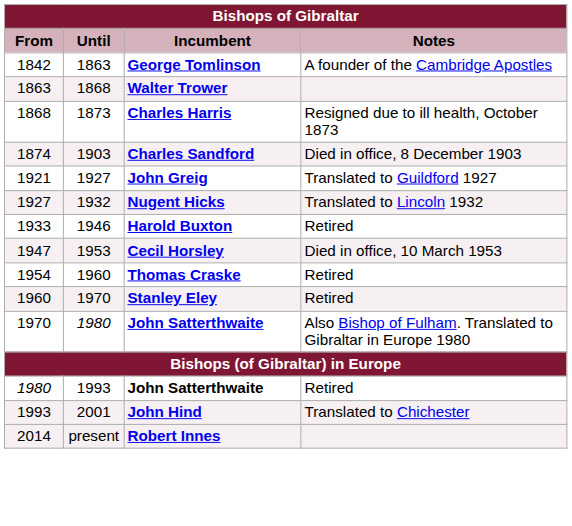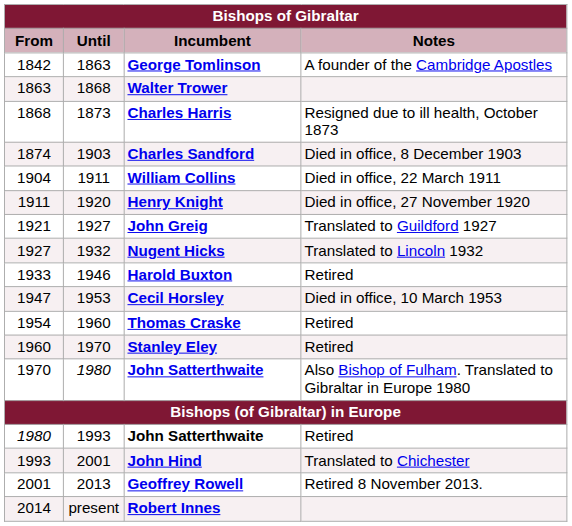+ row: (34, 178)
+ row: (34, 202)
+ row: (34, 484)
